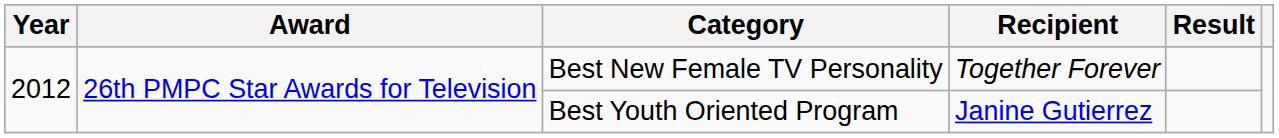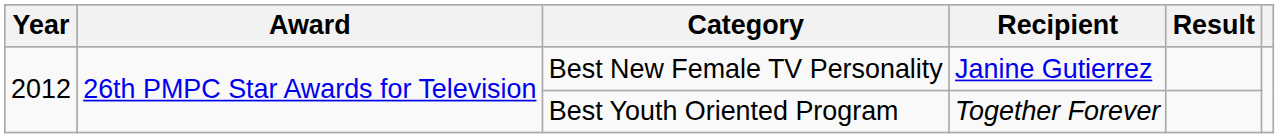(1058, 68) Together Forever -> (1054, 68) Janine Gutierrez
(1054, 111) Janine Gutierrez -> (1058, 111) Together Forever
